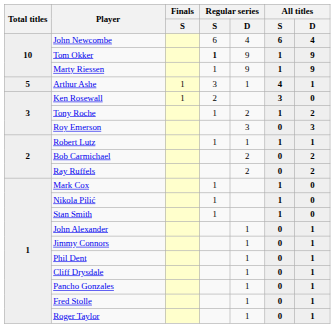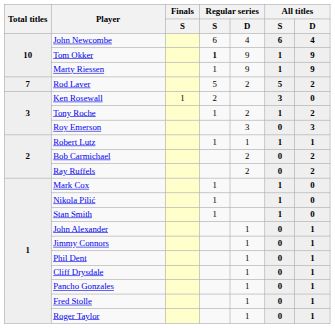+ row: (72, 84)
- row: (75, 84)
